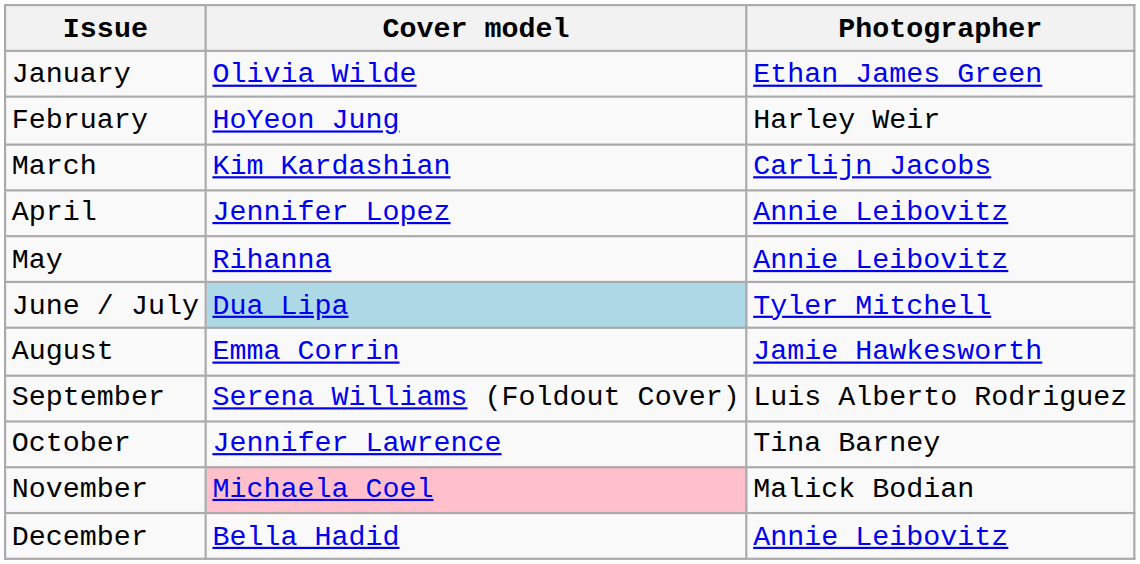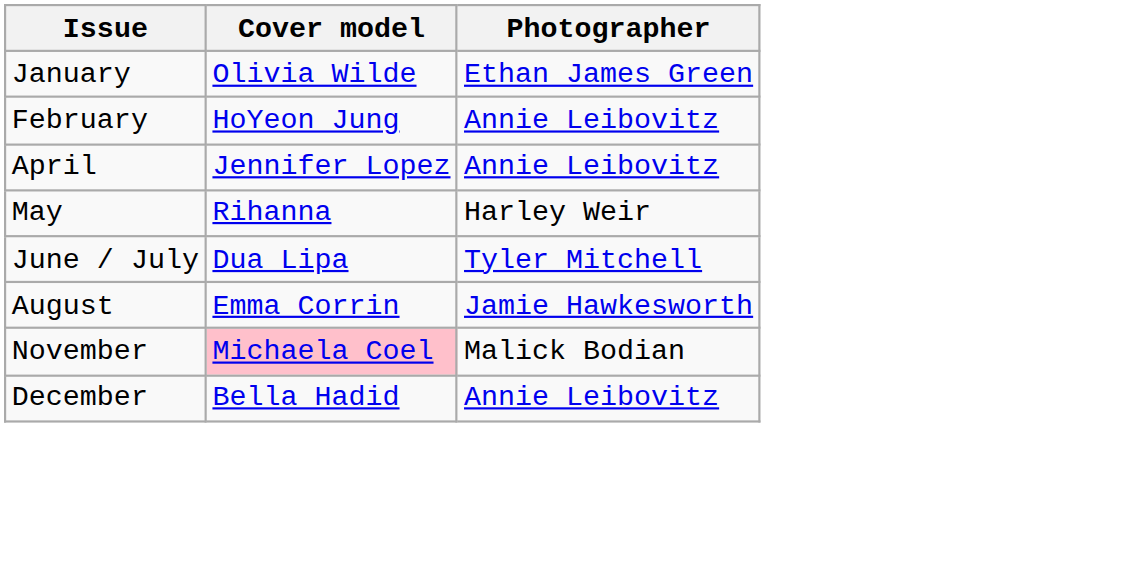(847, 121) Harley Weir -> (592, 121) Annie Leibovitz
- row: (54, 167)
(881, 259) Annie Leibovitz -> (558, 213) Harley Weir
(280, 305) lightblue background -> (280, 259) no background
- row: (88, 398)
- row: (71, 444)
